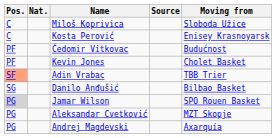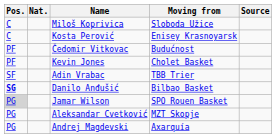columns swapped: (227, 11) <-> (166, 11)
(11, 75) lightsalmon background -> (11, 75) no background
(11, 88) normal -> (11, 88) bold
